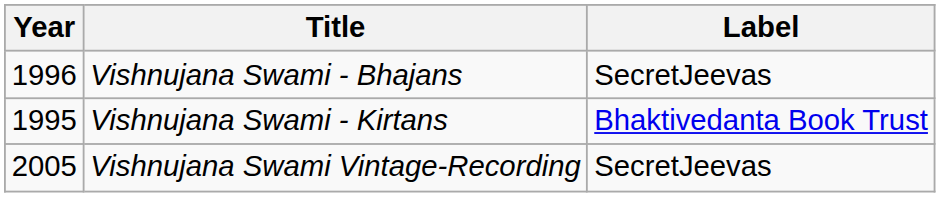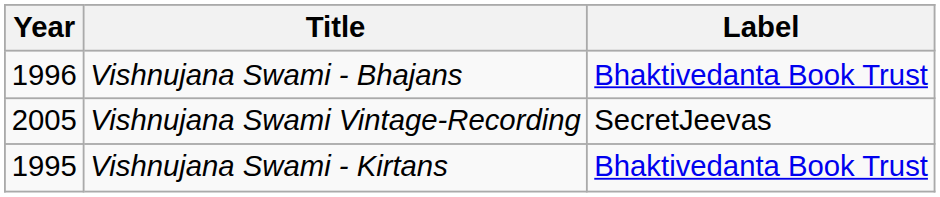(683, 74) SecretJeevas -> (761, 74) Bhaktivedanta Book Trust
rows swapped: (269, 120) <-> (336, 167)
